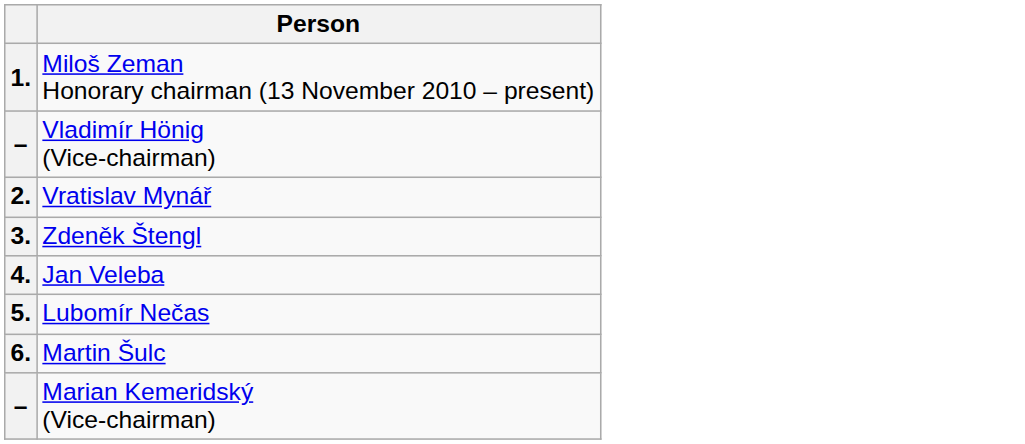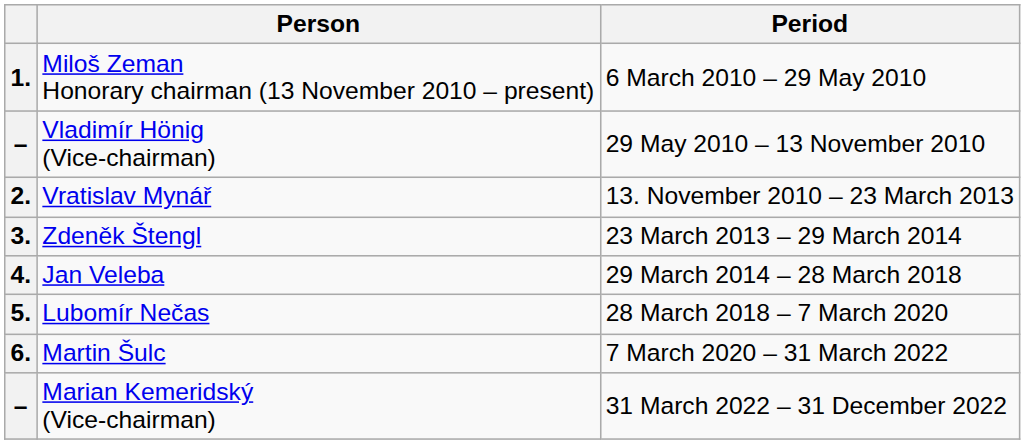+ column: (810, 24)
